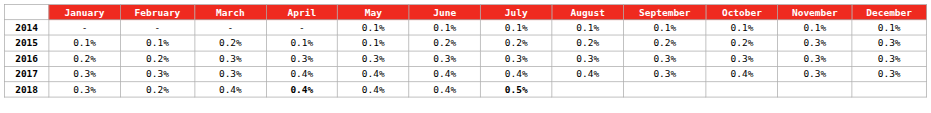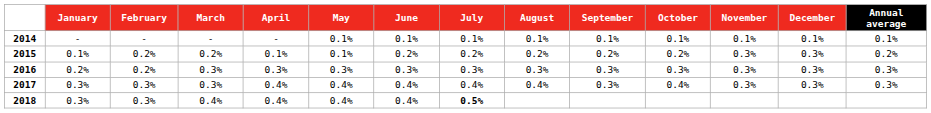+ column: (886, 18)
(157, 43) 0.1% -> (144, 54) 0.2%
(157, 89) 0.2% -> (144, 100) 0.3%
(302, 89) bold -> (276, 100) normal
